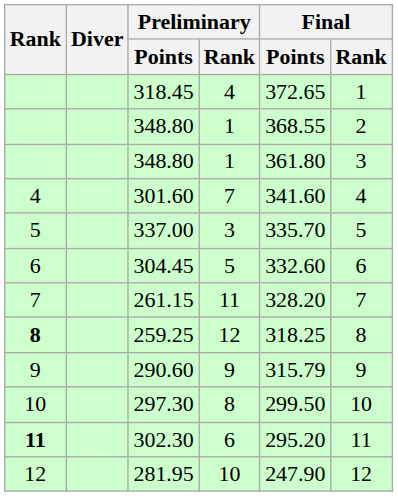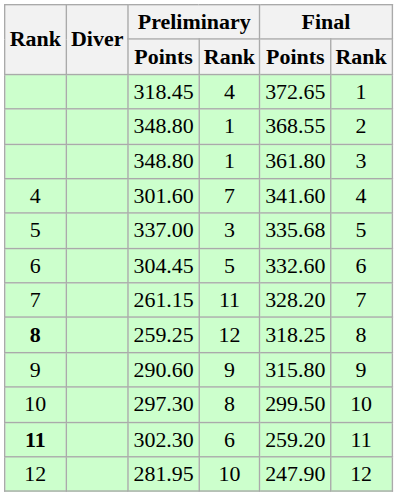(295, 230) 335.70 -> (295, 230) 335.68
(295, 369) 315.79 -> (295, 369) 315.80
(295, 439) 295.20 -> (295, 439) 259.20
